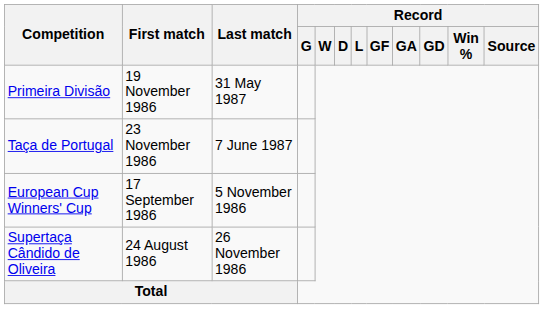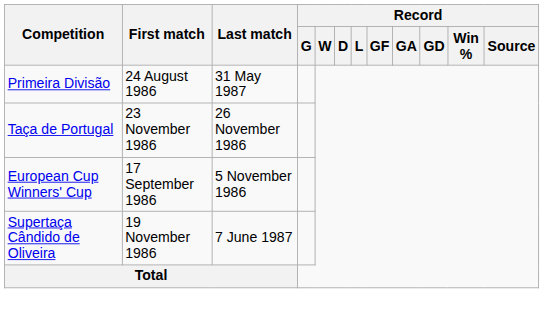(158, 92) 19 November 1986 -> (156, 84) 24 August 1986
(254, 146) 7 June 1987 -> (247, 130) 26 November 1986
(156, 254) 24 August 1986 -> (158, 238) 19 November 1986
(247, 254) 26 November 1986 -> (254, 238) 7 June 1987
